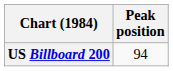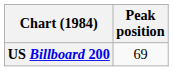(141, 54) 94 -> (141, 54) 69
